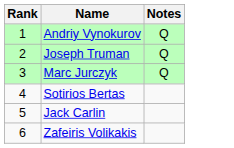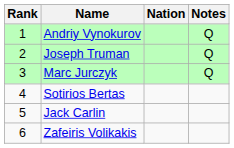+ column: (166, 14)
